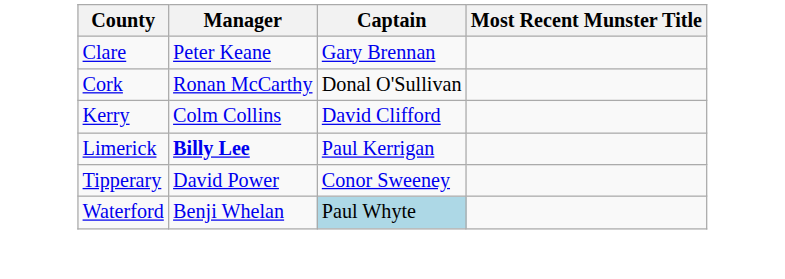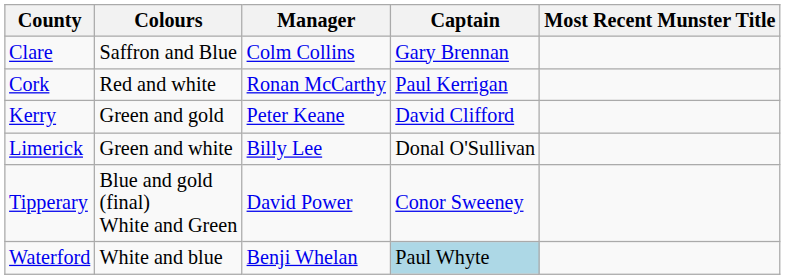+ column: (168, 20)
(222, 52) Peter Keane -> (301, 52) Colm Collins
(392, 84) Donal O'Sullivan -> (452, 84) Paul Kerrigan
(227, 116) Colm Collins -> (296, 116) Peter Keane
(211, 148) bold -> (284, 148) normal
(378, 148) Paul Kerrigan -> (465, 148) Donal O'Sullivan
